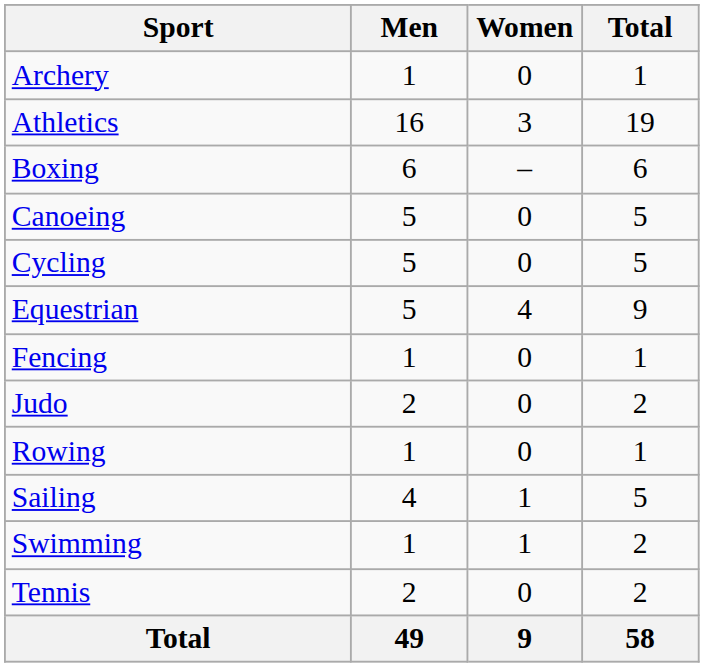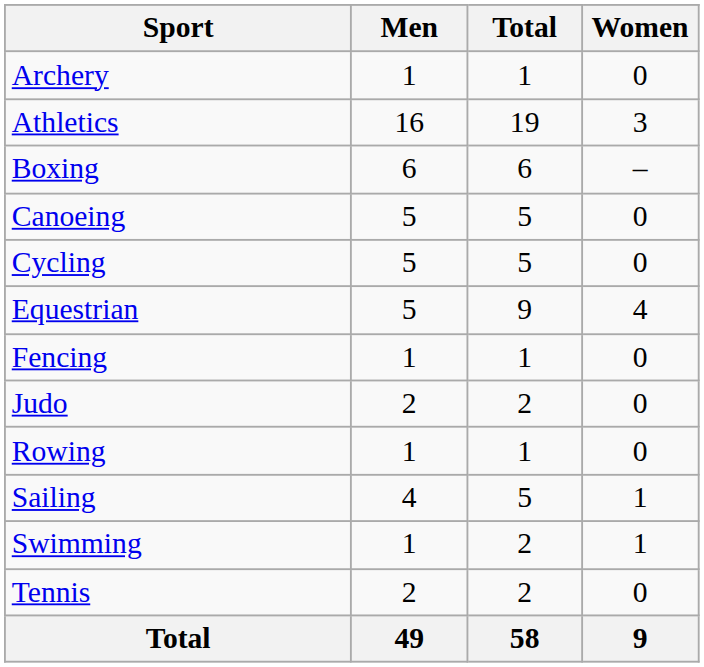columns swapped: (525, 27) <-> (640, 27)
